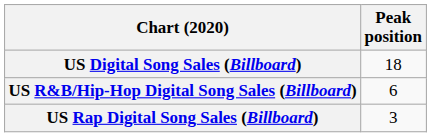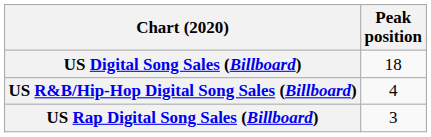(393, 90) 6 -> (393, 90) 4
